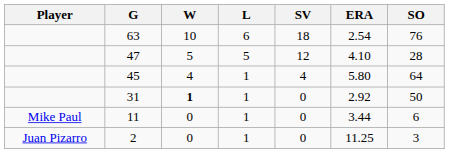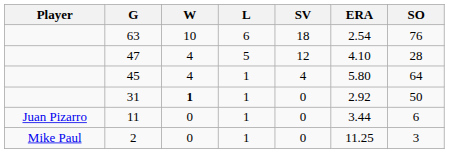(190, 55) 5 -> (190, 55) 4
(55, 117) Mike Paul -> (55, 117) Juan Pizarro
(55, 138) Juan Pizarro -> (55, 138) Mike Paul
